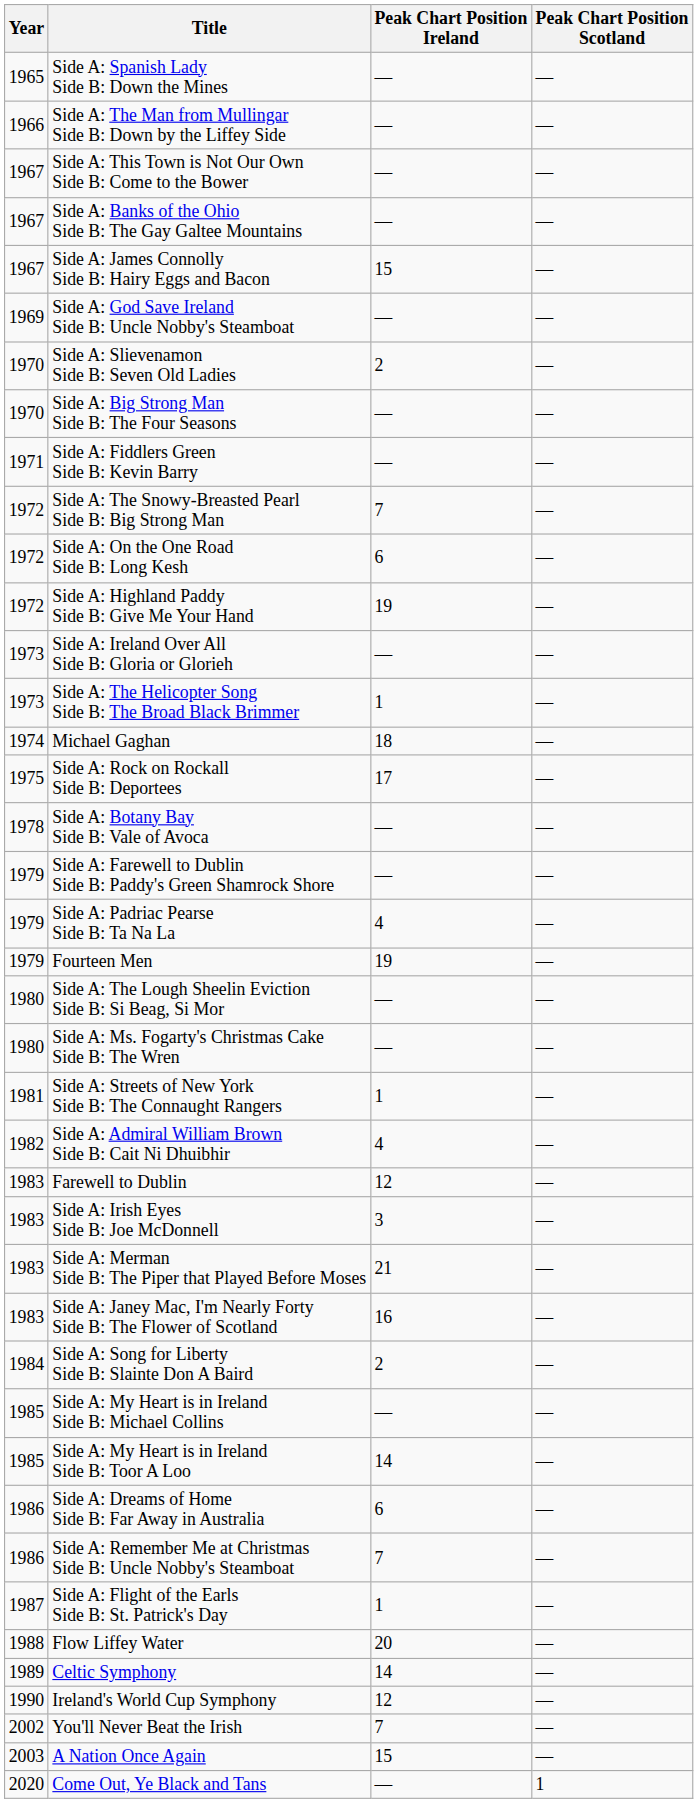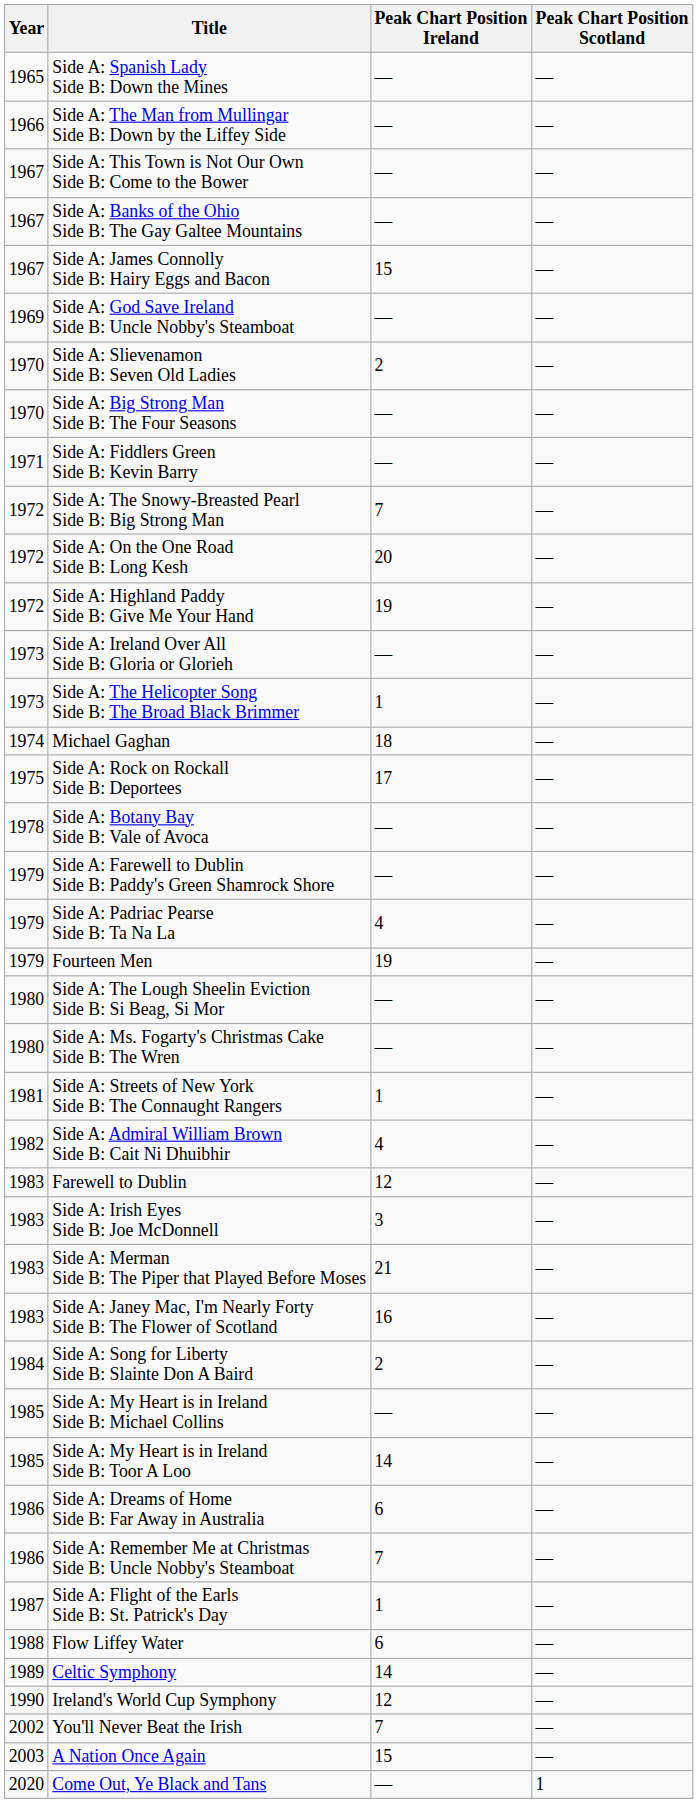(379, 558) 6 -> (383, 558) 20
(383, 1643) 20 -> (379, 1643) 6
